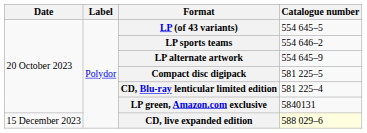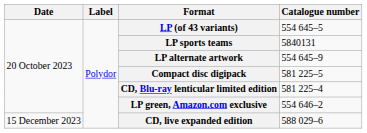(302, 43) 554 646–2 -> (299, 43) 5840131
(299, 105) 5840131 -> (302, 105) 554 646–2
(302, 120) lightyellow background -> (302, 120) no background
